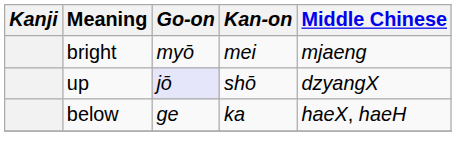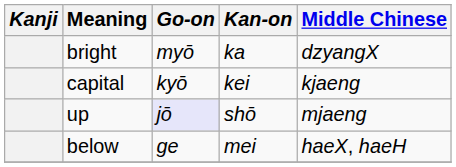(240, 51) mei -> (234, 51) ka
(334, 51) mjaeng -> (340, 51) dzyangX
+ row: (96, 83)
(340, 83) dzyangX -> (334, 114) mjaeng
(234, 114) ka -> (240, 146) mei
